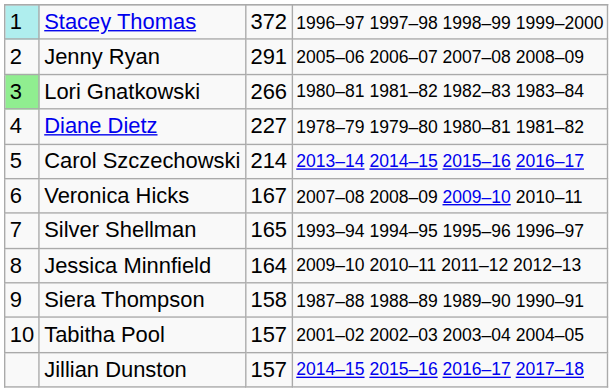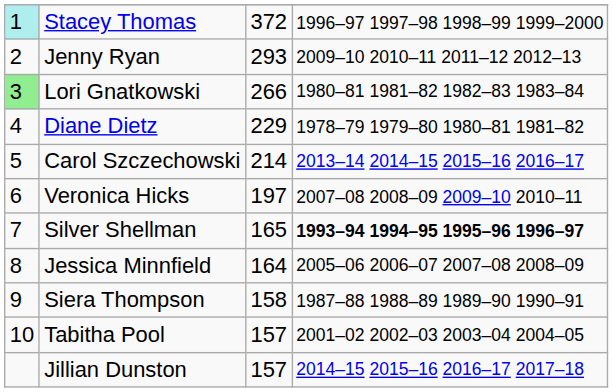(269, 56) 291 -> (269, 56) 293
(440, 57) 2005–06 2006–07 2007–08 2008–09 -> (439, 57) 2009–10 2010–11 2011–12 2012–13
(269, 126) 227 -> (269, 126) 229
(269, 195) 167 -> (269, 195) 197
(440, 231) normal -> (440, 231) bold
(439, 265) 2009–10 2010–11 2011–12 2012–13 -> (440, 265) 2005–06 2006–07 2007–08 2008–09
